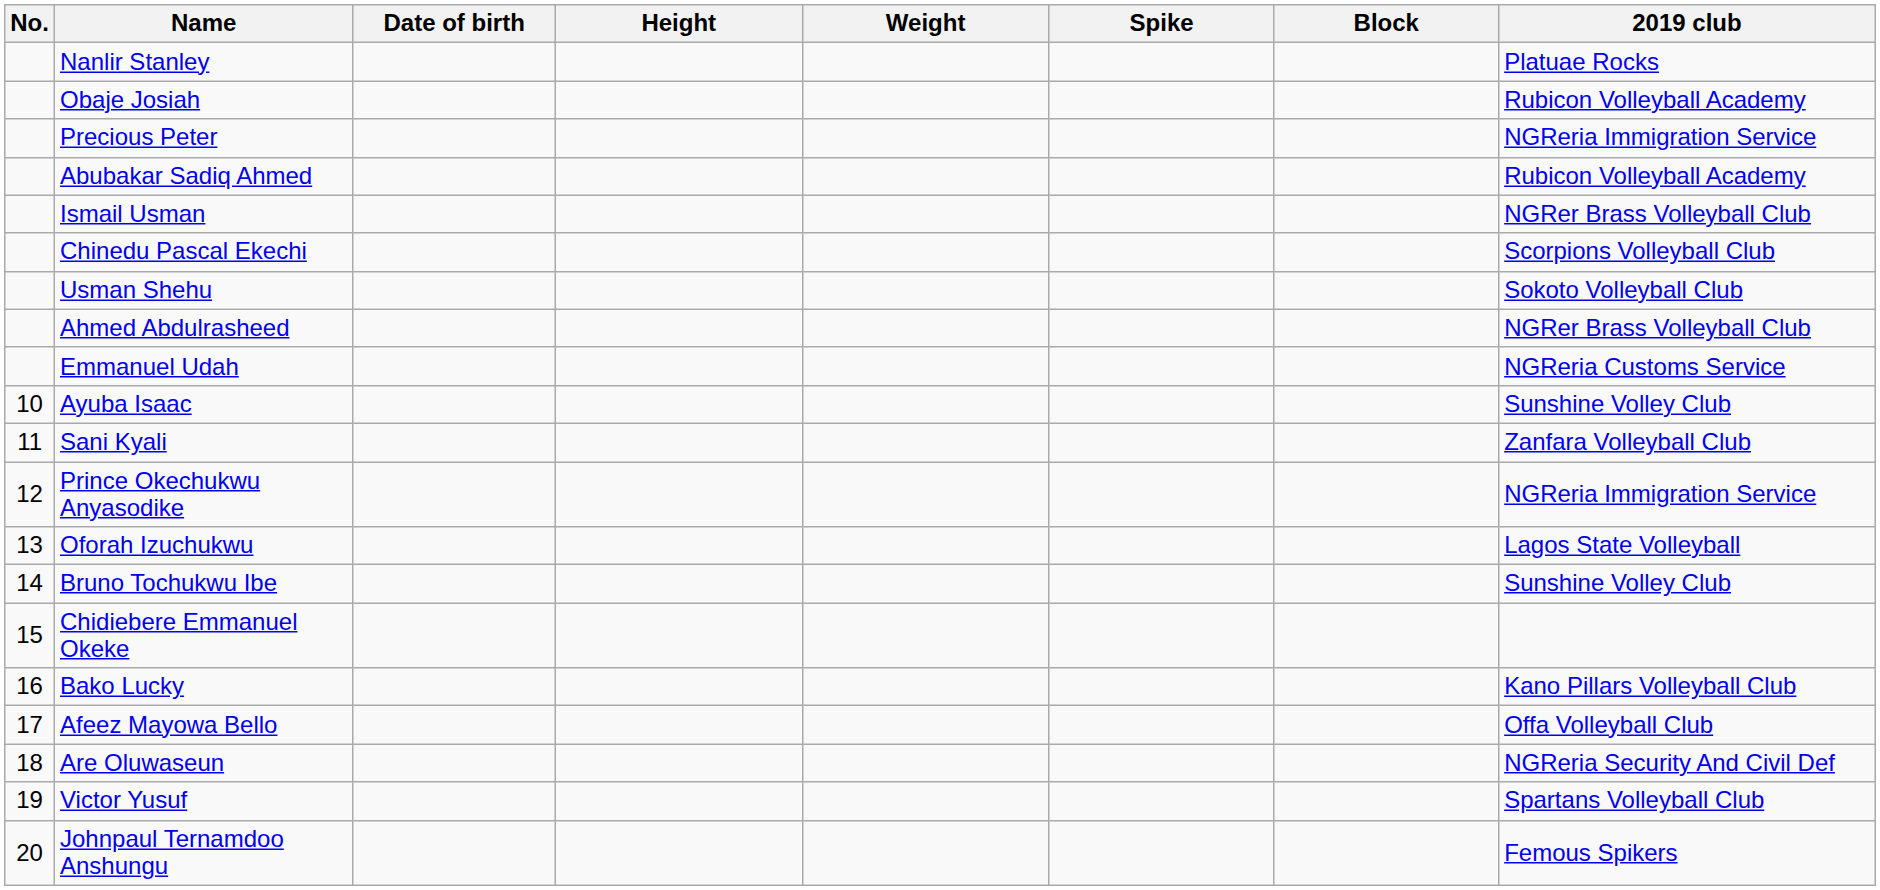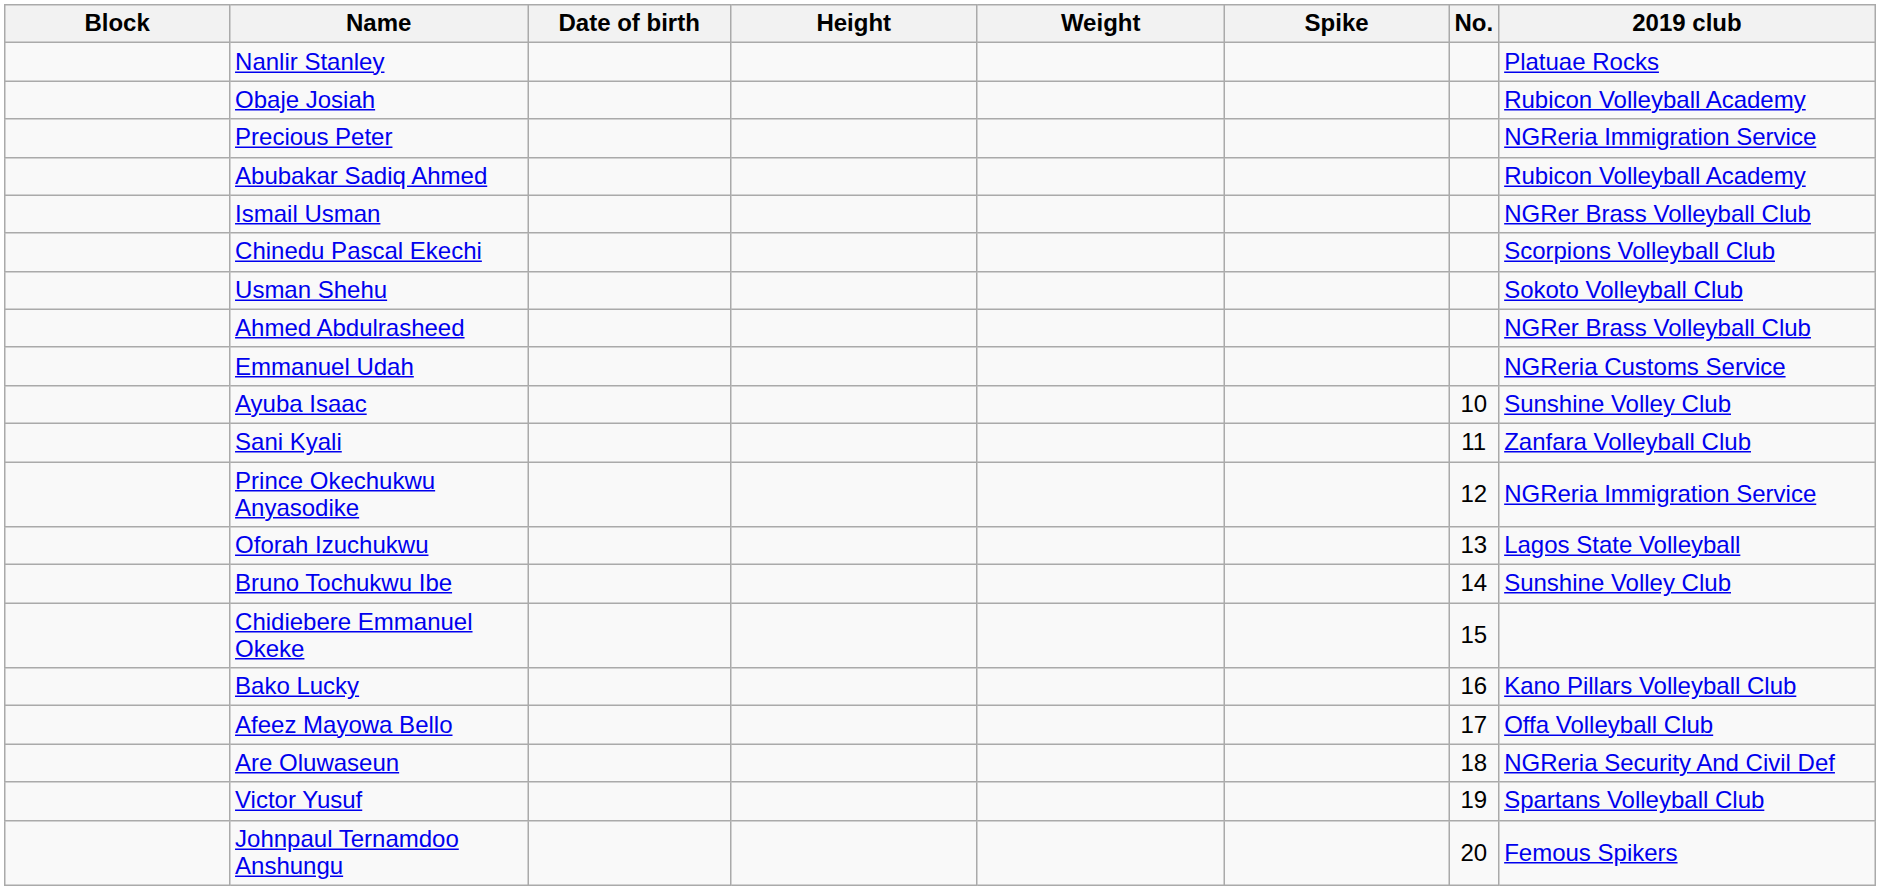columns swapped: (30, 23) <-> (1386, 23)
